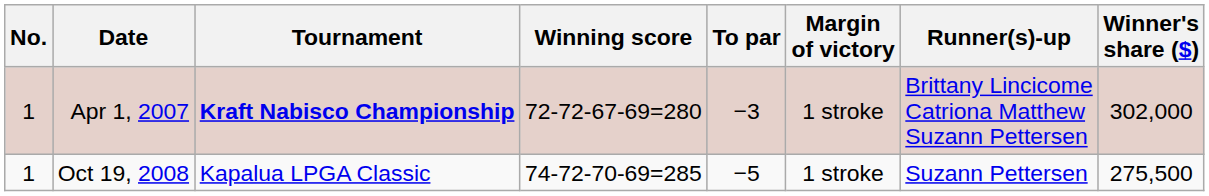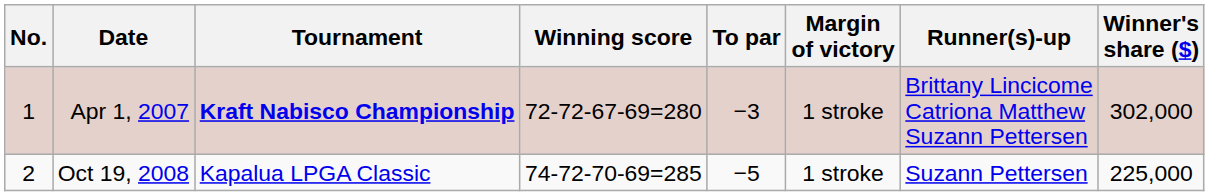(29, 173) 1 -> (29, 173) 2
(1151, 173) 275,500 -> (1151, 173) 225,000
